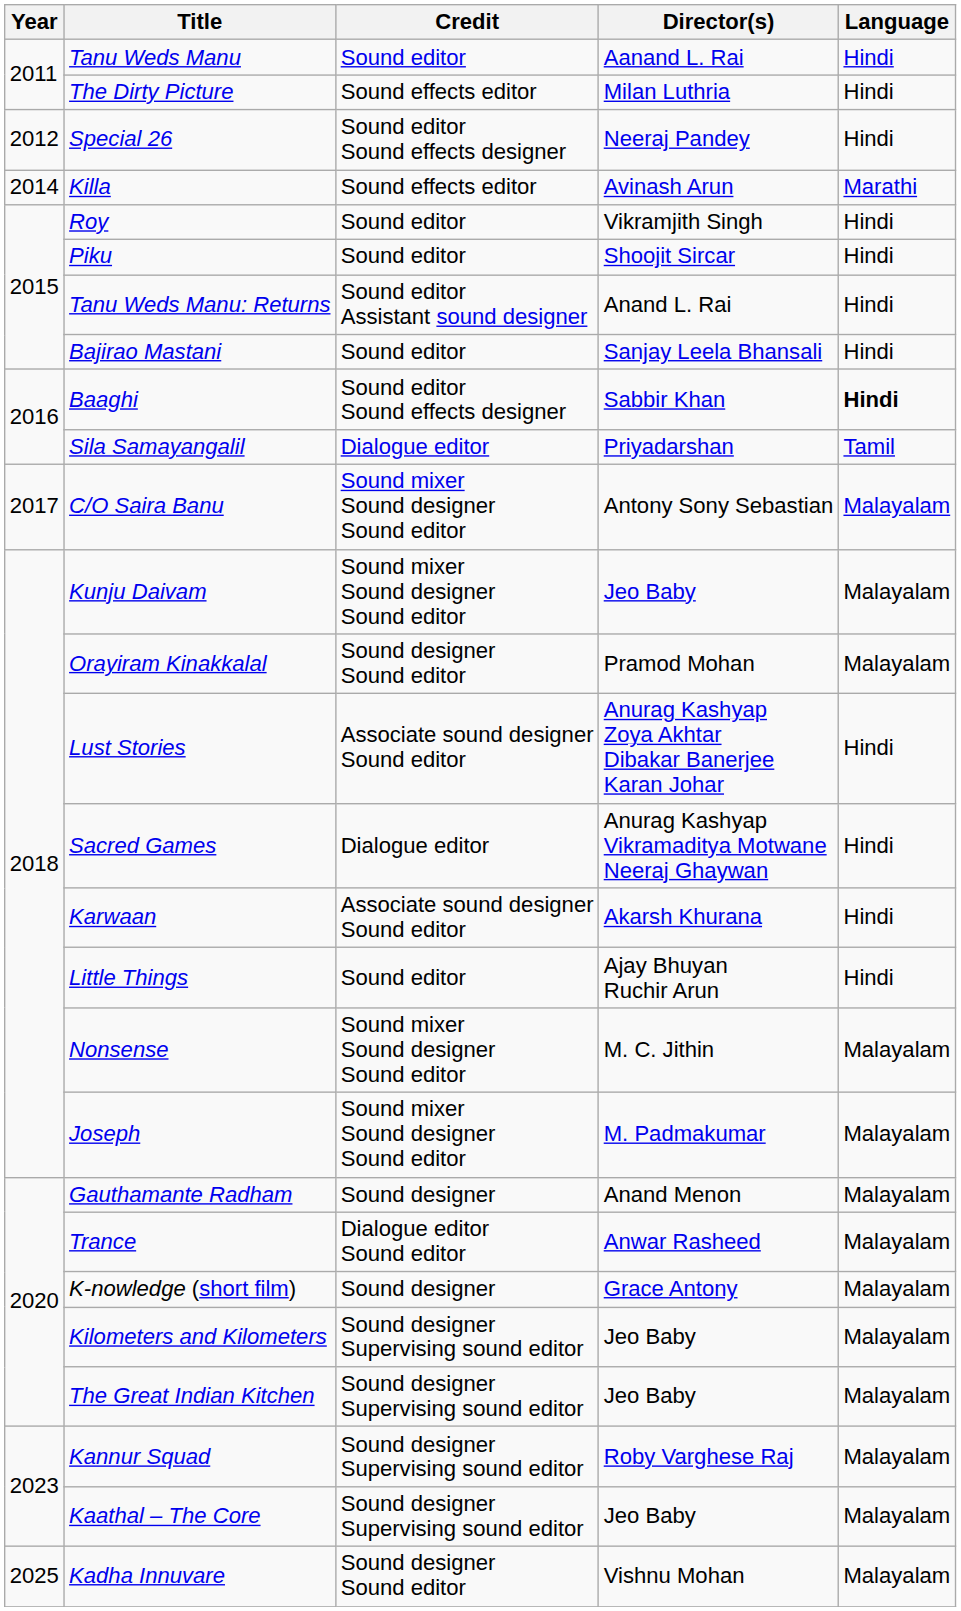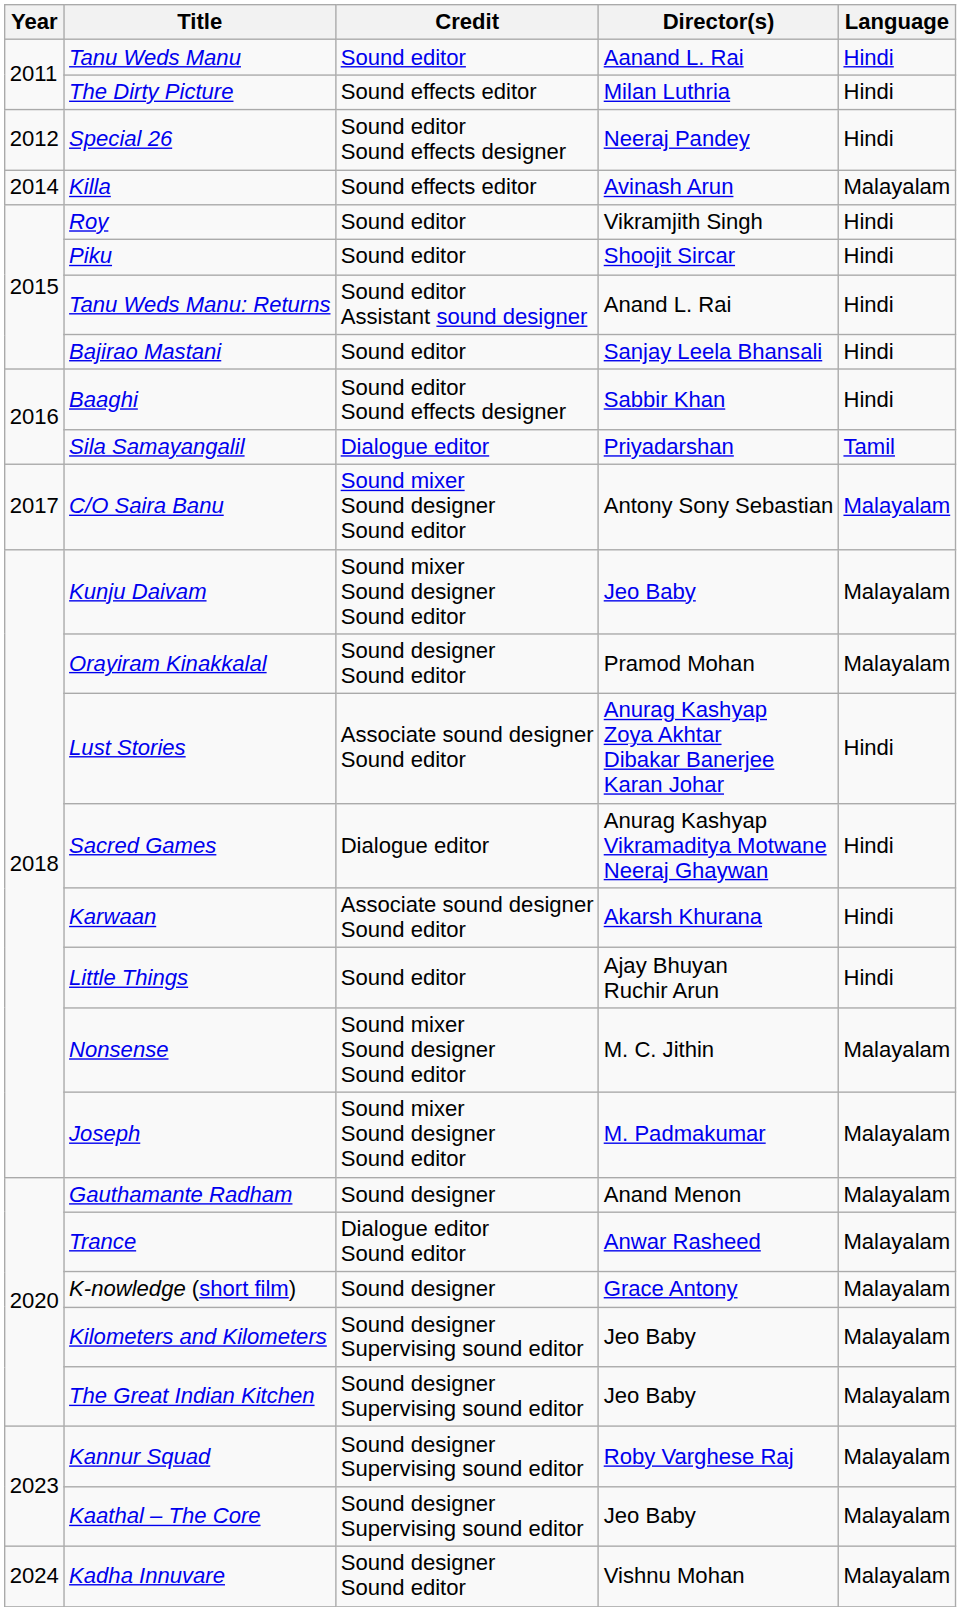(880, 186) Marathi -> (897, 186) Malayalam
(871, 399) bold -> (869, 399) normal
(34, 1576) 2025 -> (34, 1576) 2024
